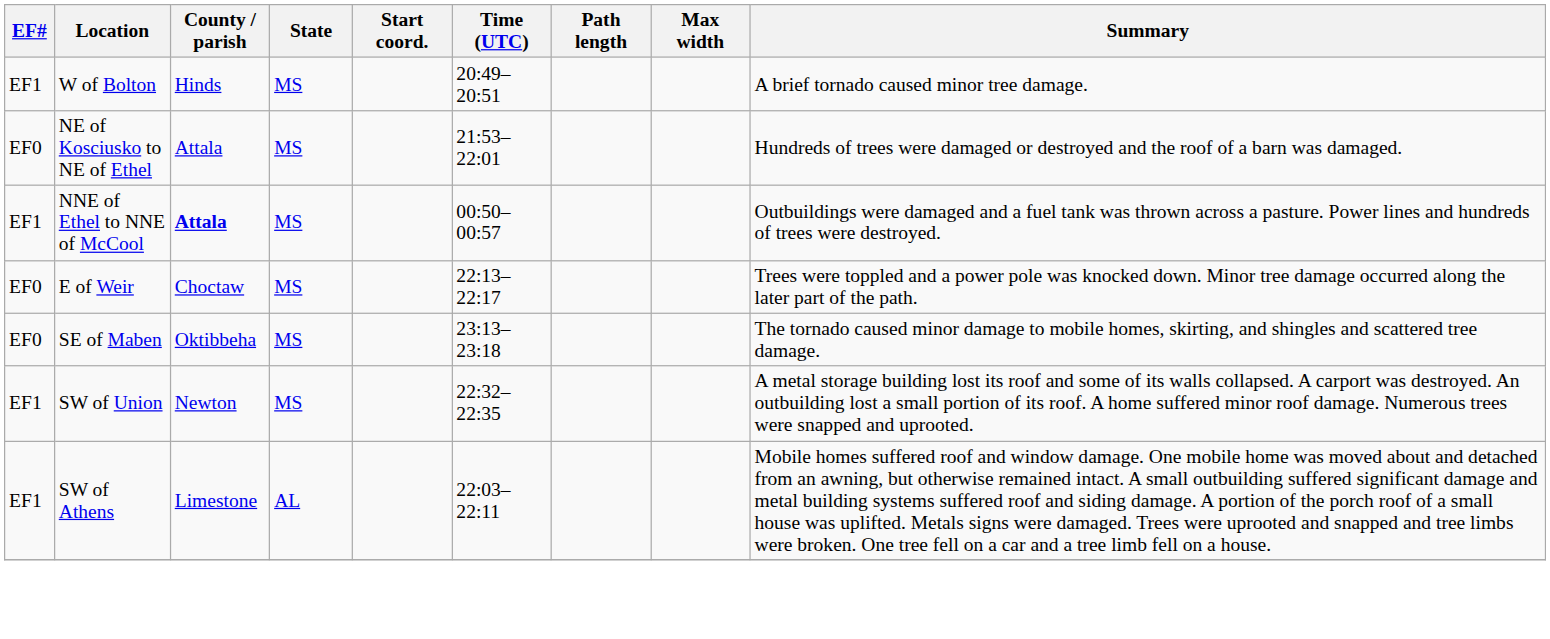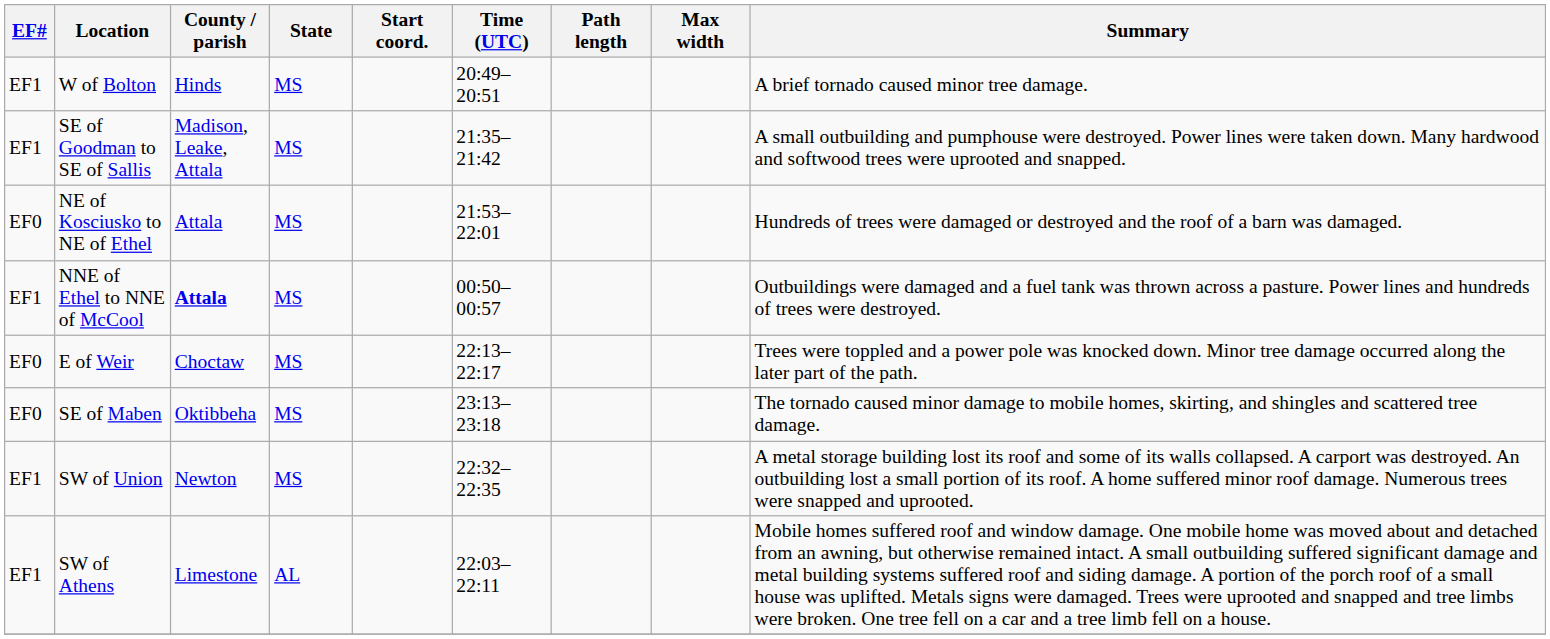+ row: (107, 147)
